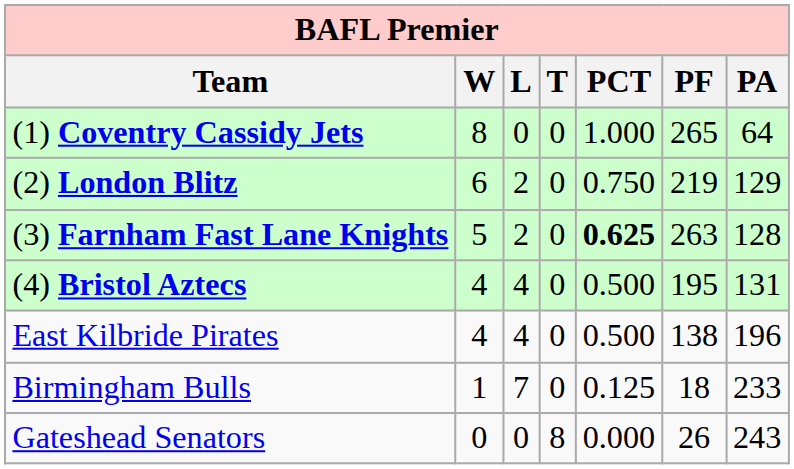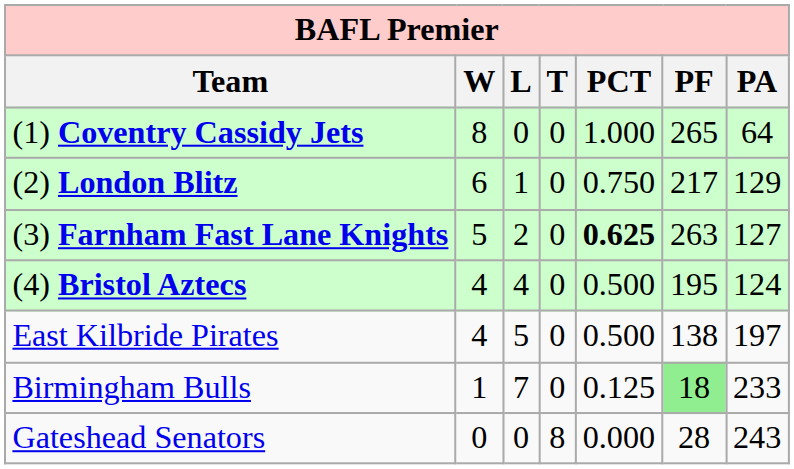(521, 183) 2 -> (521, 183) 1
(694, 183) 219 -> (694, 183) 217
(757, 234) 128 -> (757, 234) 127
(757, 285) 131 -> (757, 285) 124
(521, 336) 4 -> (521, 336) 5
(757, 336) 196 -> (757, 336) 197
(694, 387) no background -> (694, 387) lightgreen background
(694, 438) 26 -> (694, 438) 28
